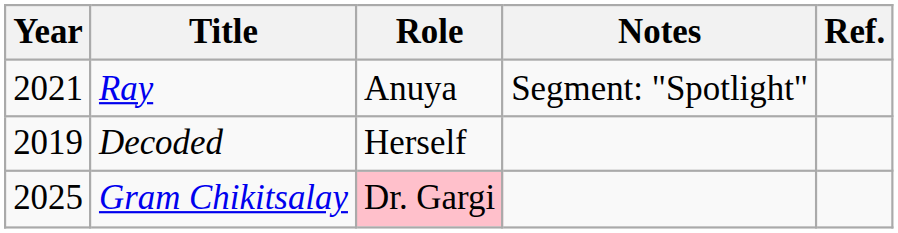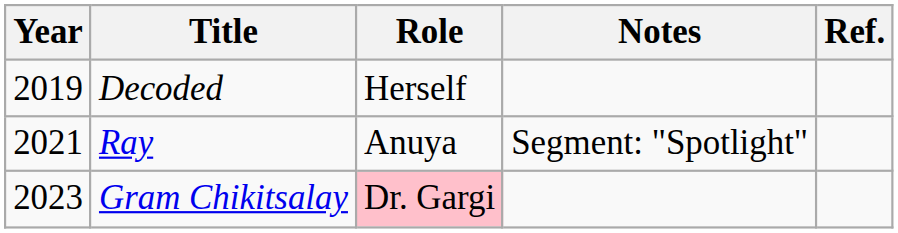rows swapped: (161, 142) <-> (126, 87)
(48, 198) 2025 -> (48, 198) 2023
